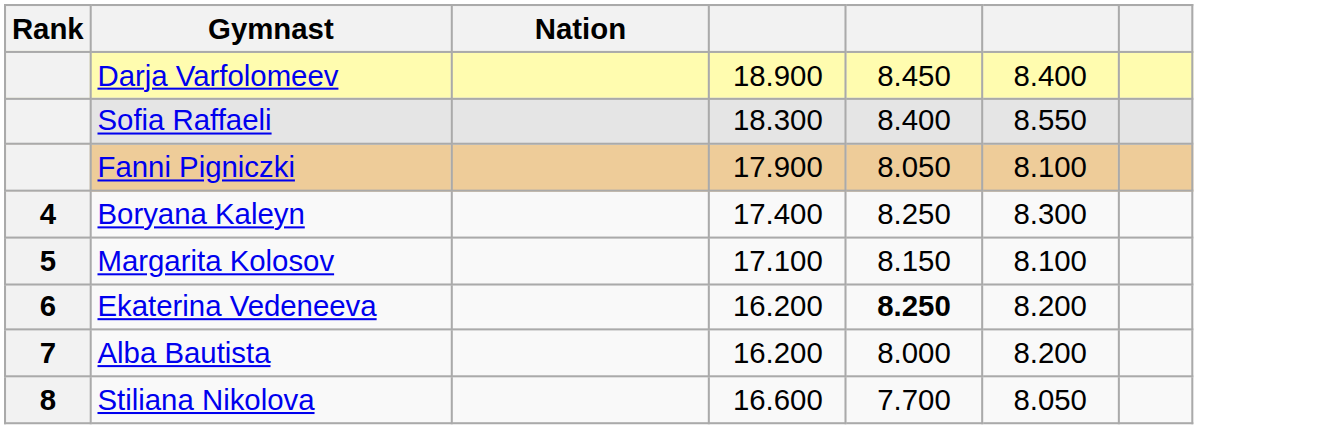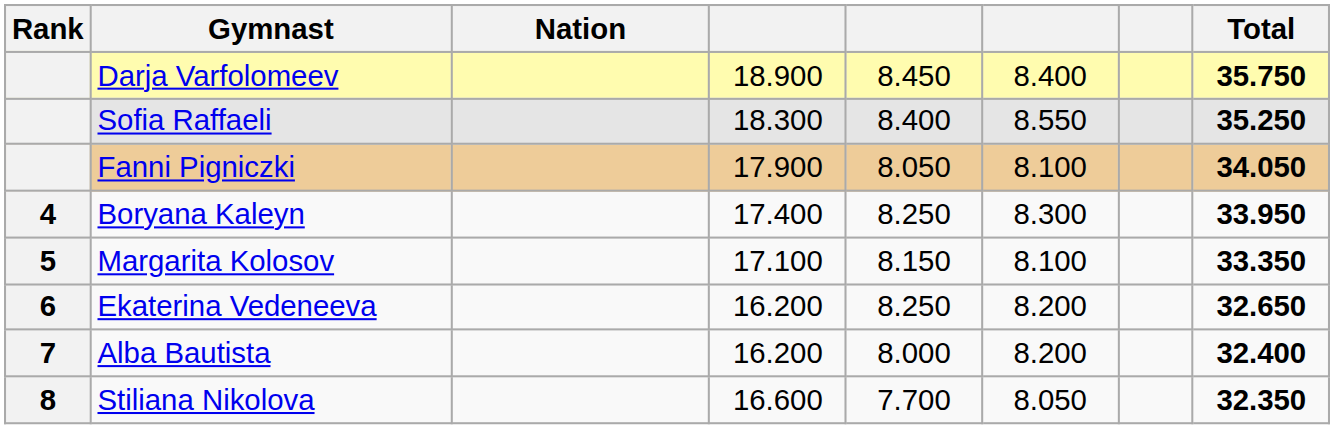+ column: (1261, 29)
(914, 307) bold -> (914, 307) normal
